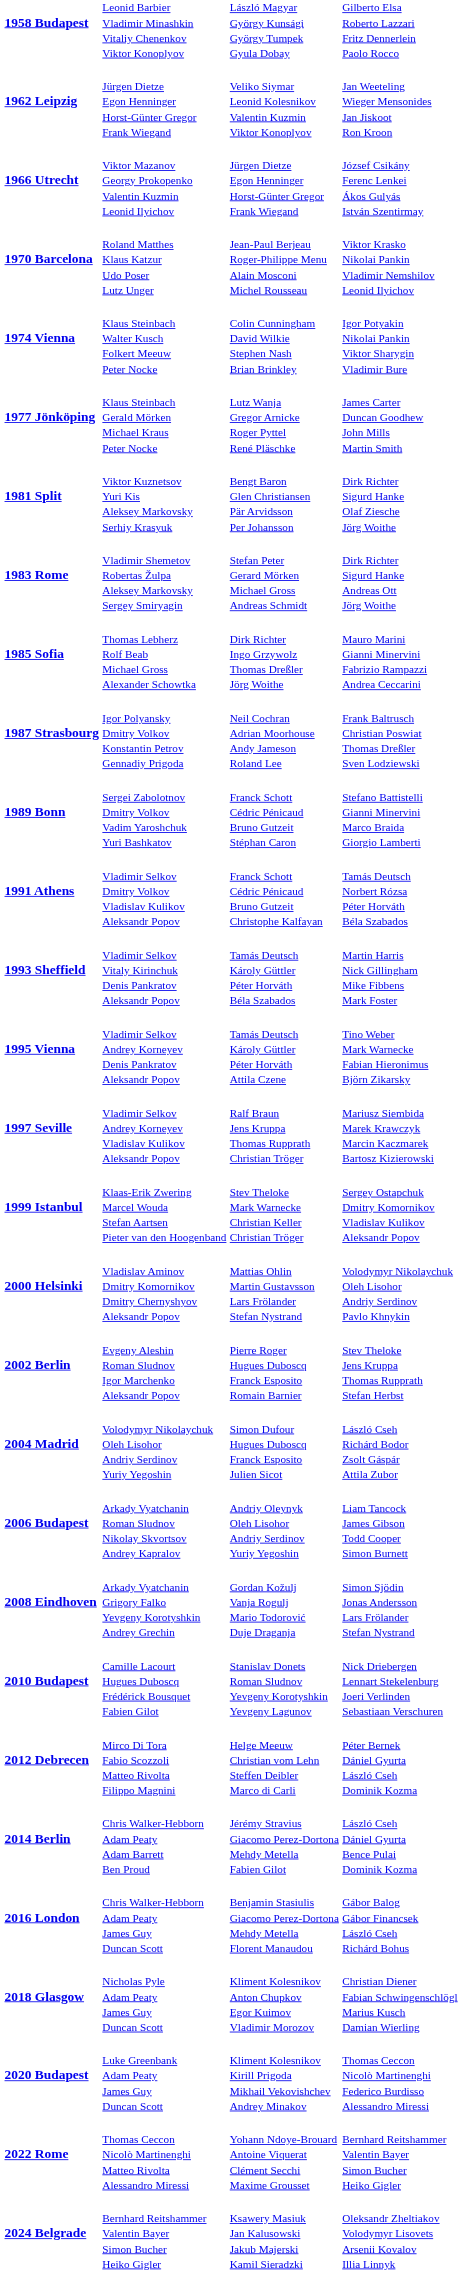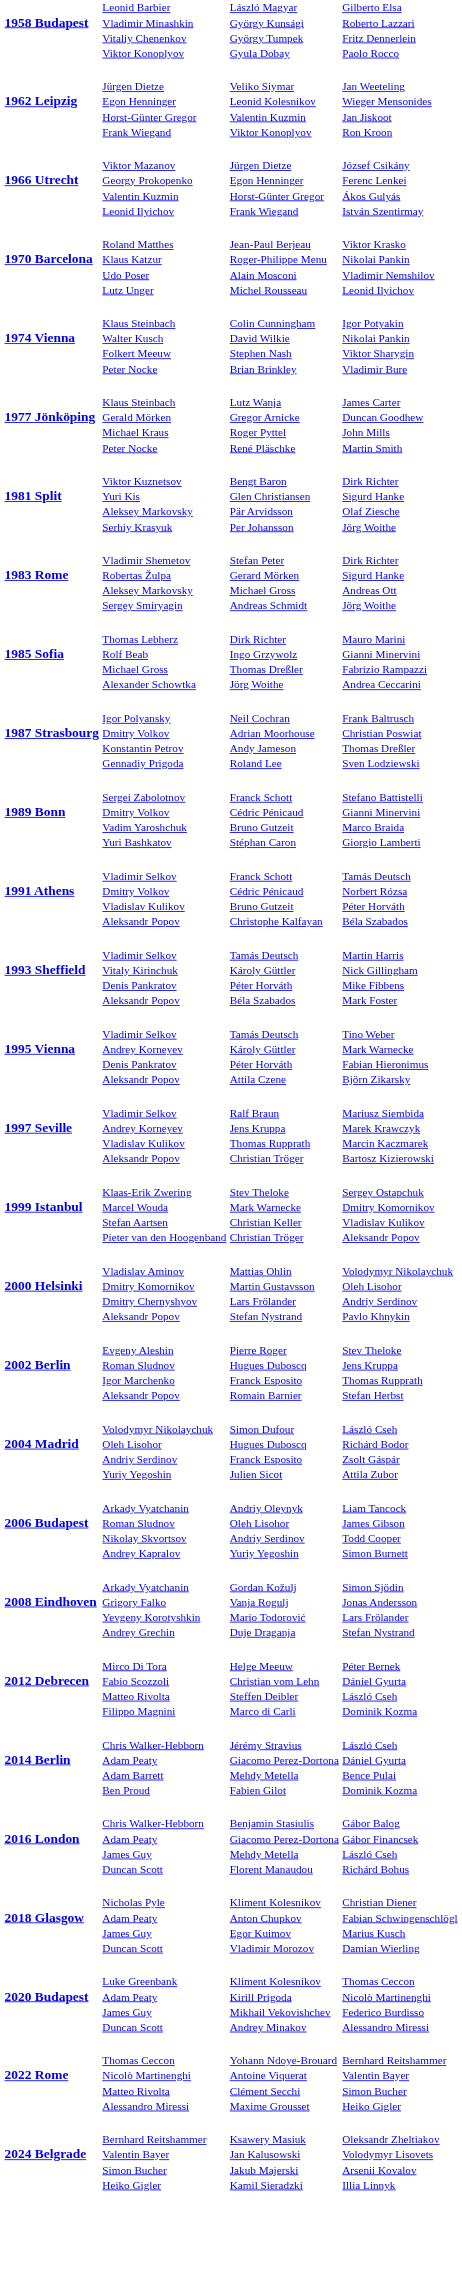- row: (47, 1680)
